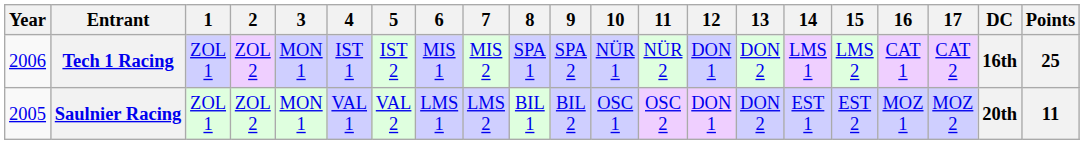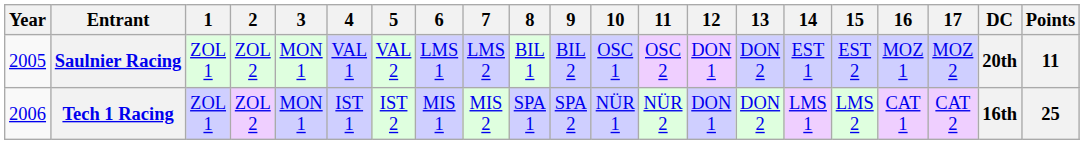rows swapped: (118, 113) <-> (118, 60)
